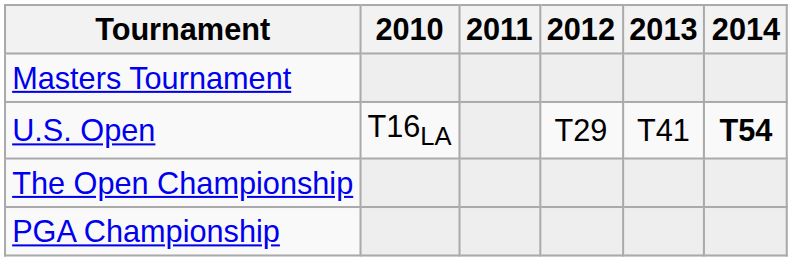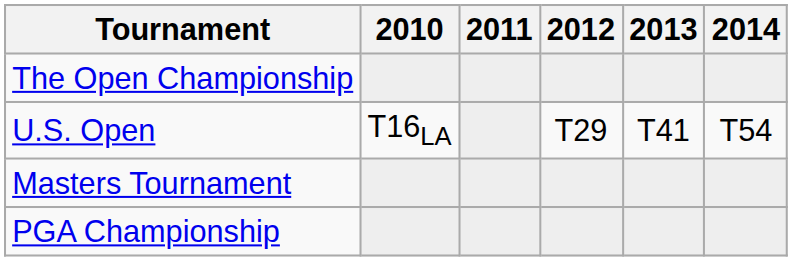rows swapped: (152, 78) <-> (183, 183)
(746, 131) bold -> (746, 131) normal
